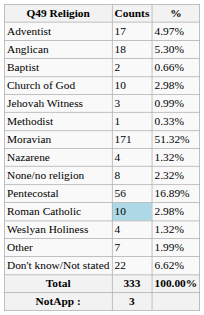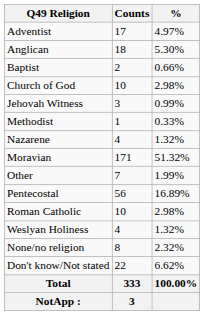rows swapped: (29, 139) <-> (28, 157)
rows swapped: (46, 175) <-> (20, 247)
(120, 211) lightblue background -> (120, 211) no background
